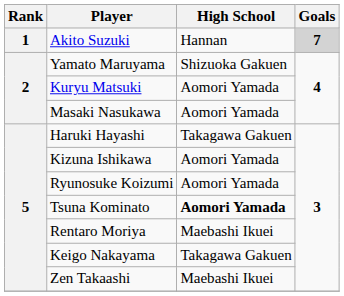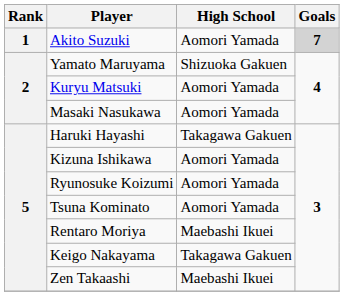(204, 40) Hannan -> (230, 40) Aomori Yamada
(233, 207) bold -> (230, 207) normal
